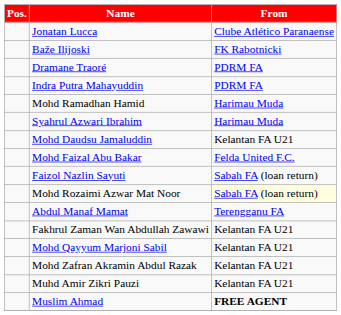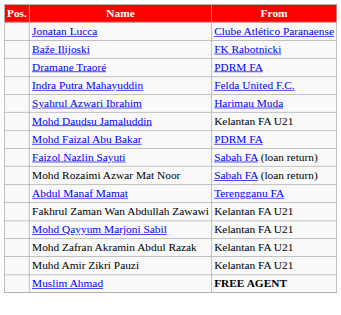(238, 85) PDRM FA -> (254, 85) Felda United F.C.
- row: (88, 103)
(254, 157) Felda United F.C. -> (238, 139) PDRM FA
(266, 193) lightyellow background -> (266, 175) no background
